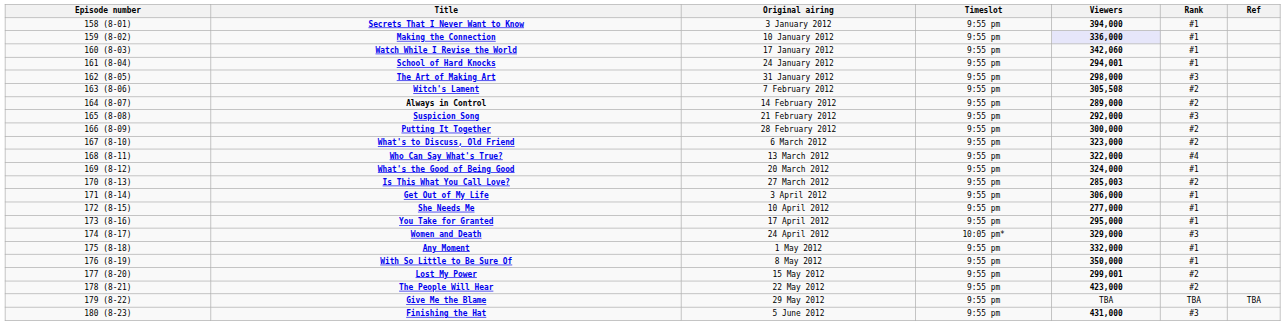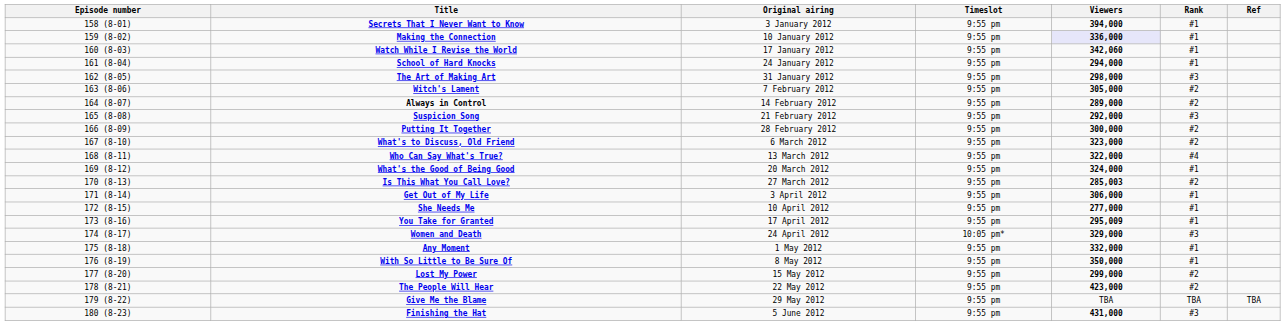(1106, 63) 294,001 -> (1106, 63) 294,000
(1106, 90) 305,508 -> (1106, 90) 305,000
(1106, 221) 295,000 -> (1106, 221) 295,009
(1106, 274) 299,001 -> (1106, 274) 299,000
